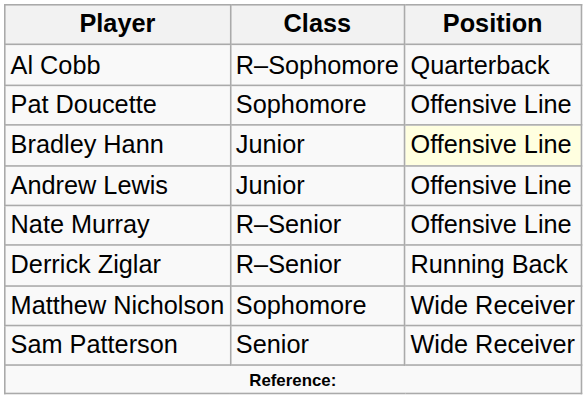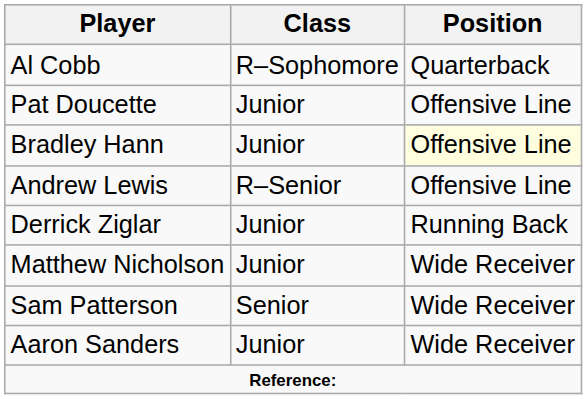(301, 104) Sophomore -> (270, 104) Junior
(270, 184) Junior -> (289, 184) R–Senior
- row: (80, 225)
(289, 265) R–Senior -> (270, 225) Junior
(301, 305) Sophomore -> (270, 265) Junior
+ row: (95, 345)
